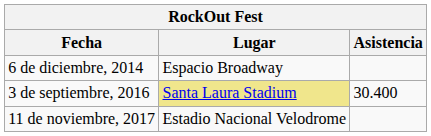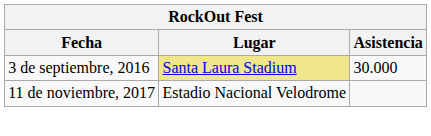- row: (76, 67)
(376, 93) 30.400 -> (376, 67) 30.000
